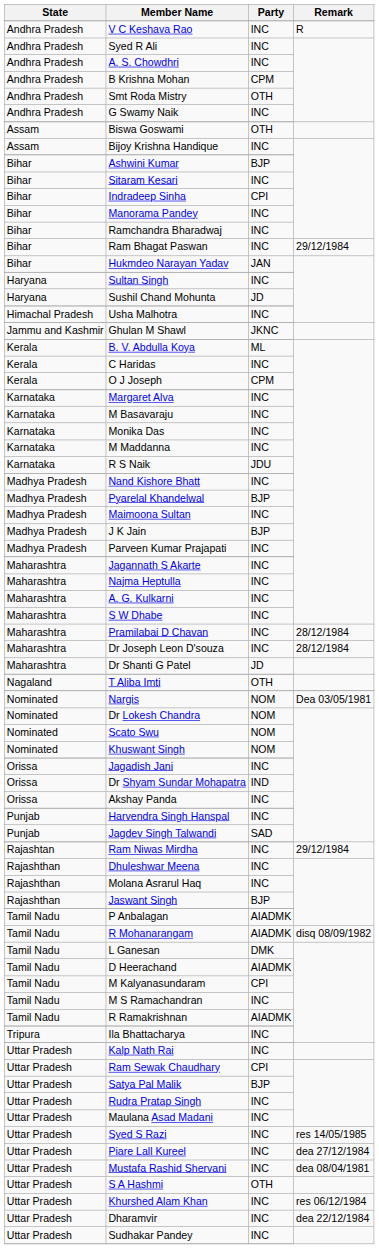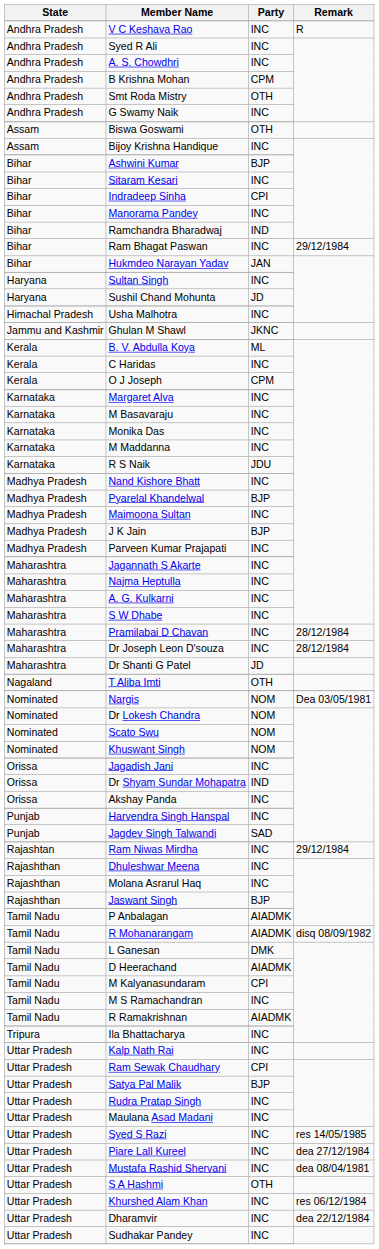(260, 230) INC -> (260, 230) IND
